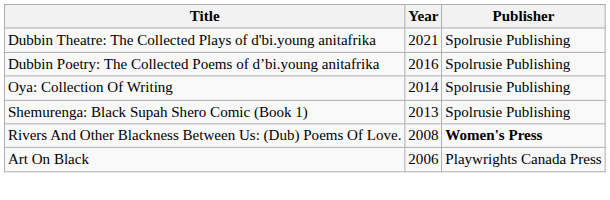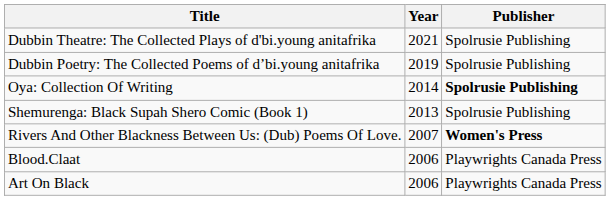(423, 64) 2016 -> (423, 64) 2019
(508, 87) normal -> (512, 87) bold
(423, 135) 2008 -> (423, 135) 2007
+ row: (44, 159)
